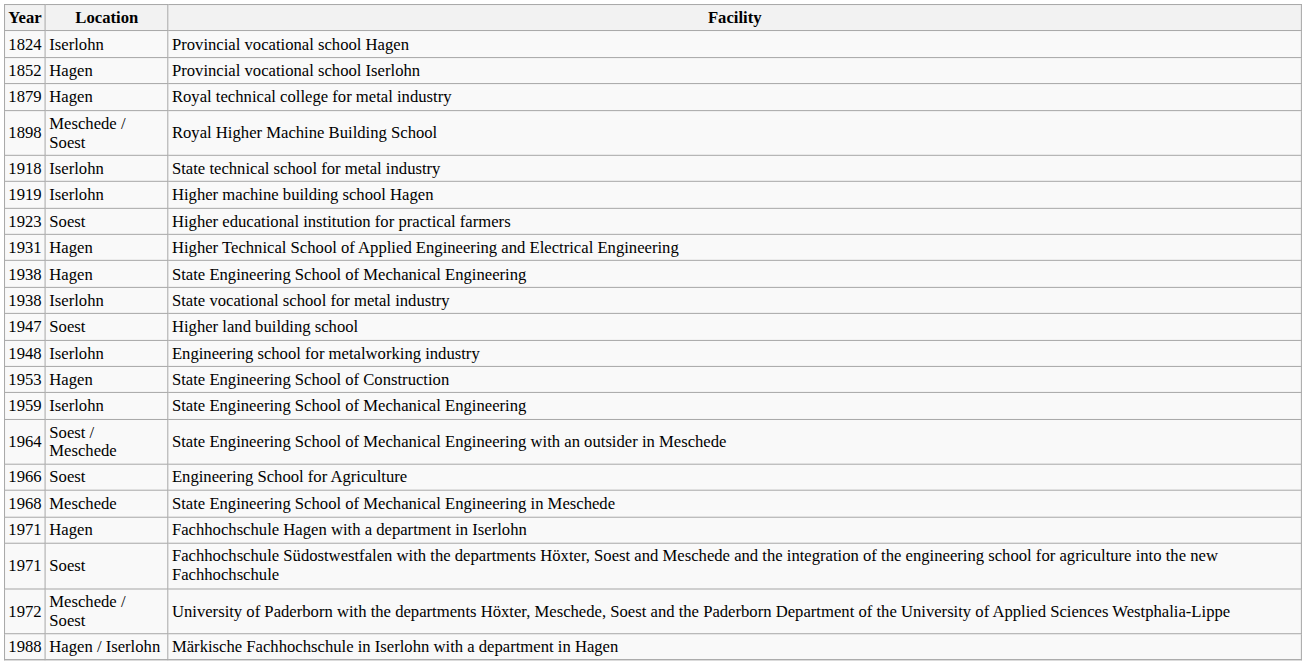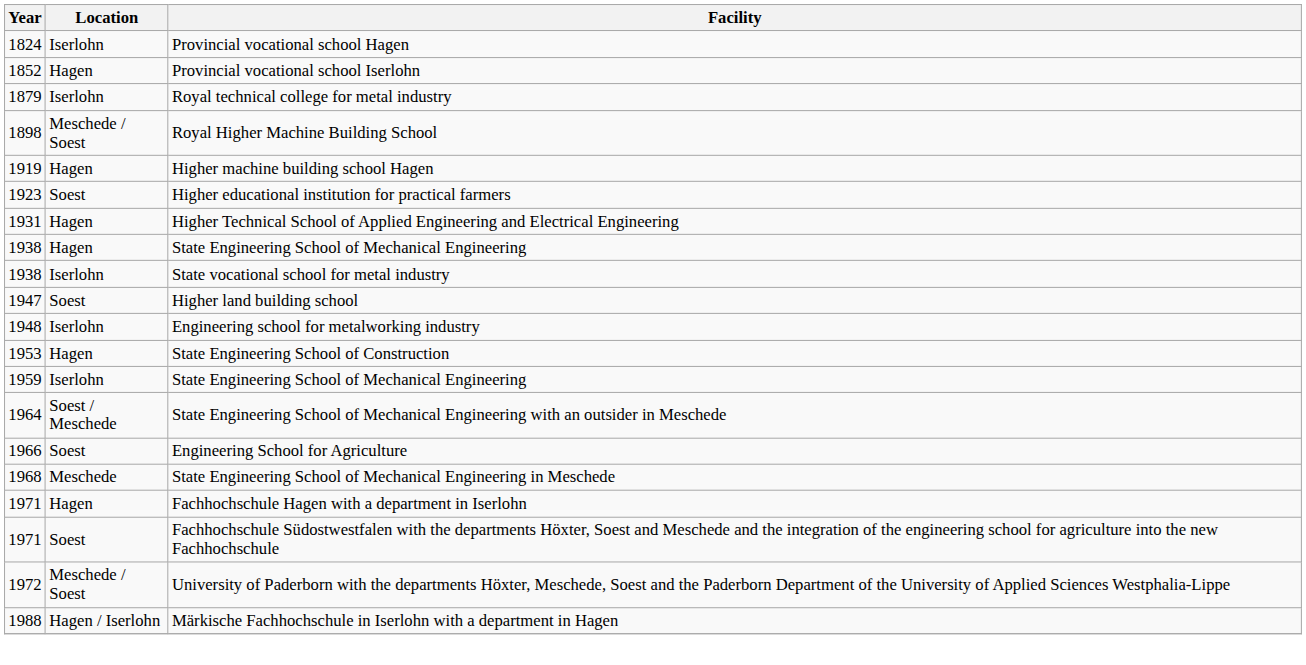(71, 96) Hagen -> (77, 96) Iserlohn
- row: (25, 168)
(77, 194) Iserlohn -> (71, 168) Hagen
